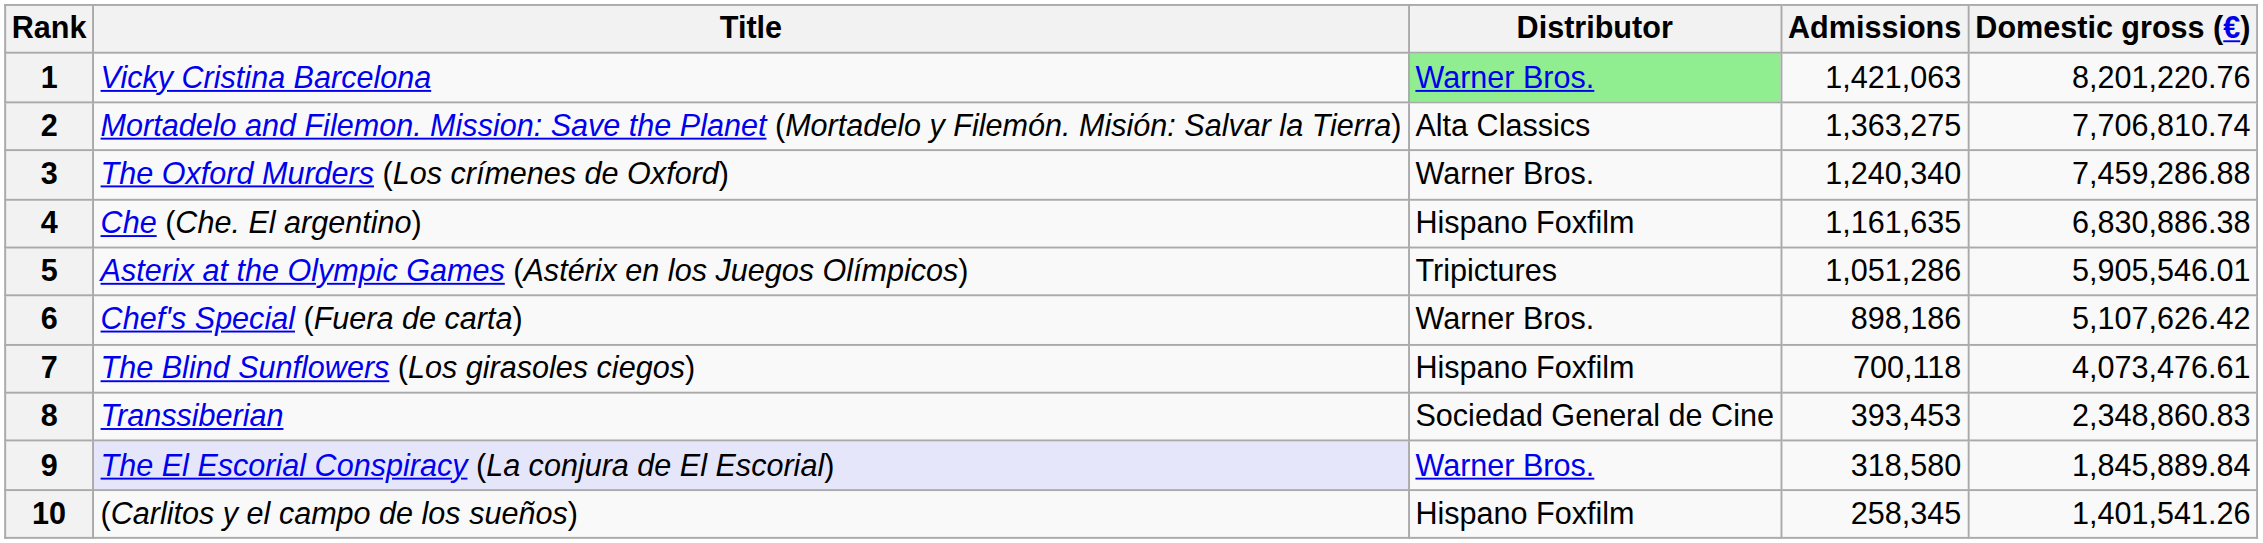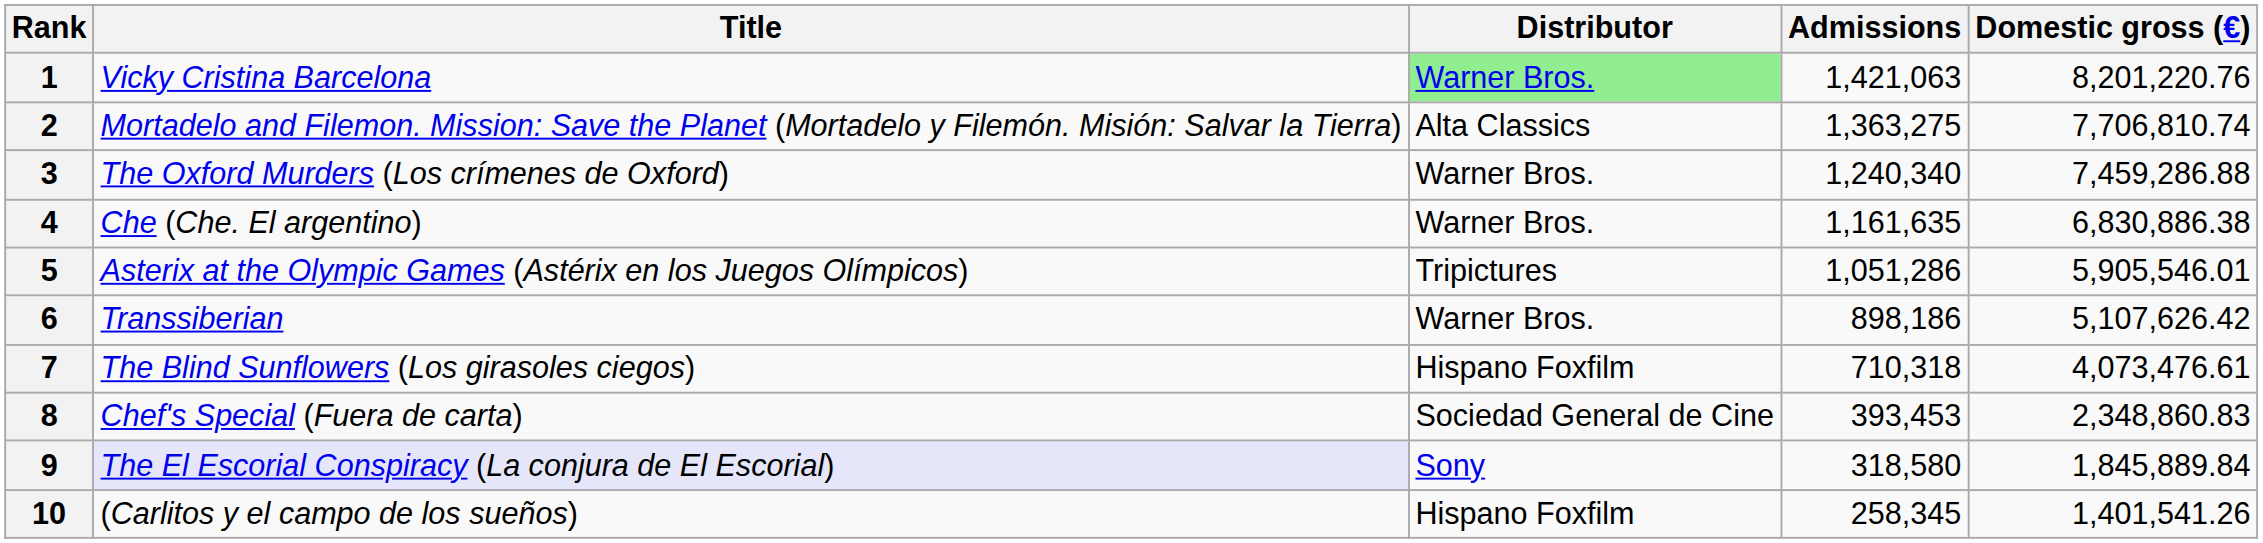(1525, 222) Hispano Foxfilm -> (1505, 222) Warner Bros.
(312, 319) Chef's Special (Fuera de carta) -> (192, 319) Transsiberian
(1907, 367) 700,118 -> (1906, 367) 710,318
(192, 416) Transsiberian -> (312, 416) Chef's Special (Fuera de carta)
(1505, 464) Warner Bros. -> (1450, 464) Sony
